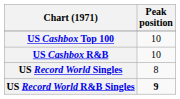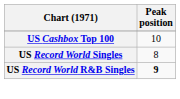- row: (71, 54)
